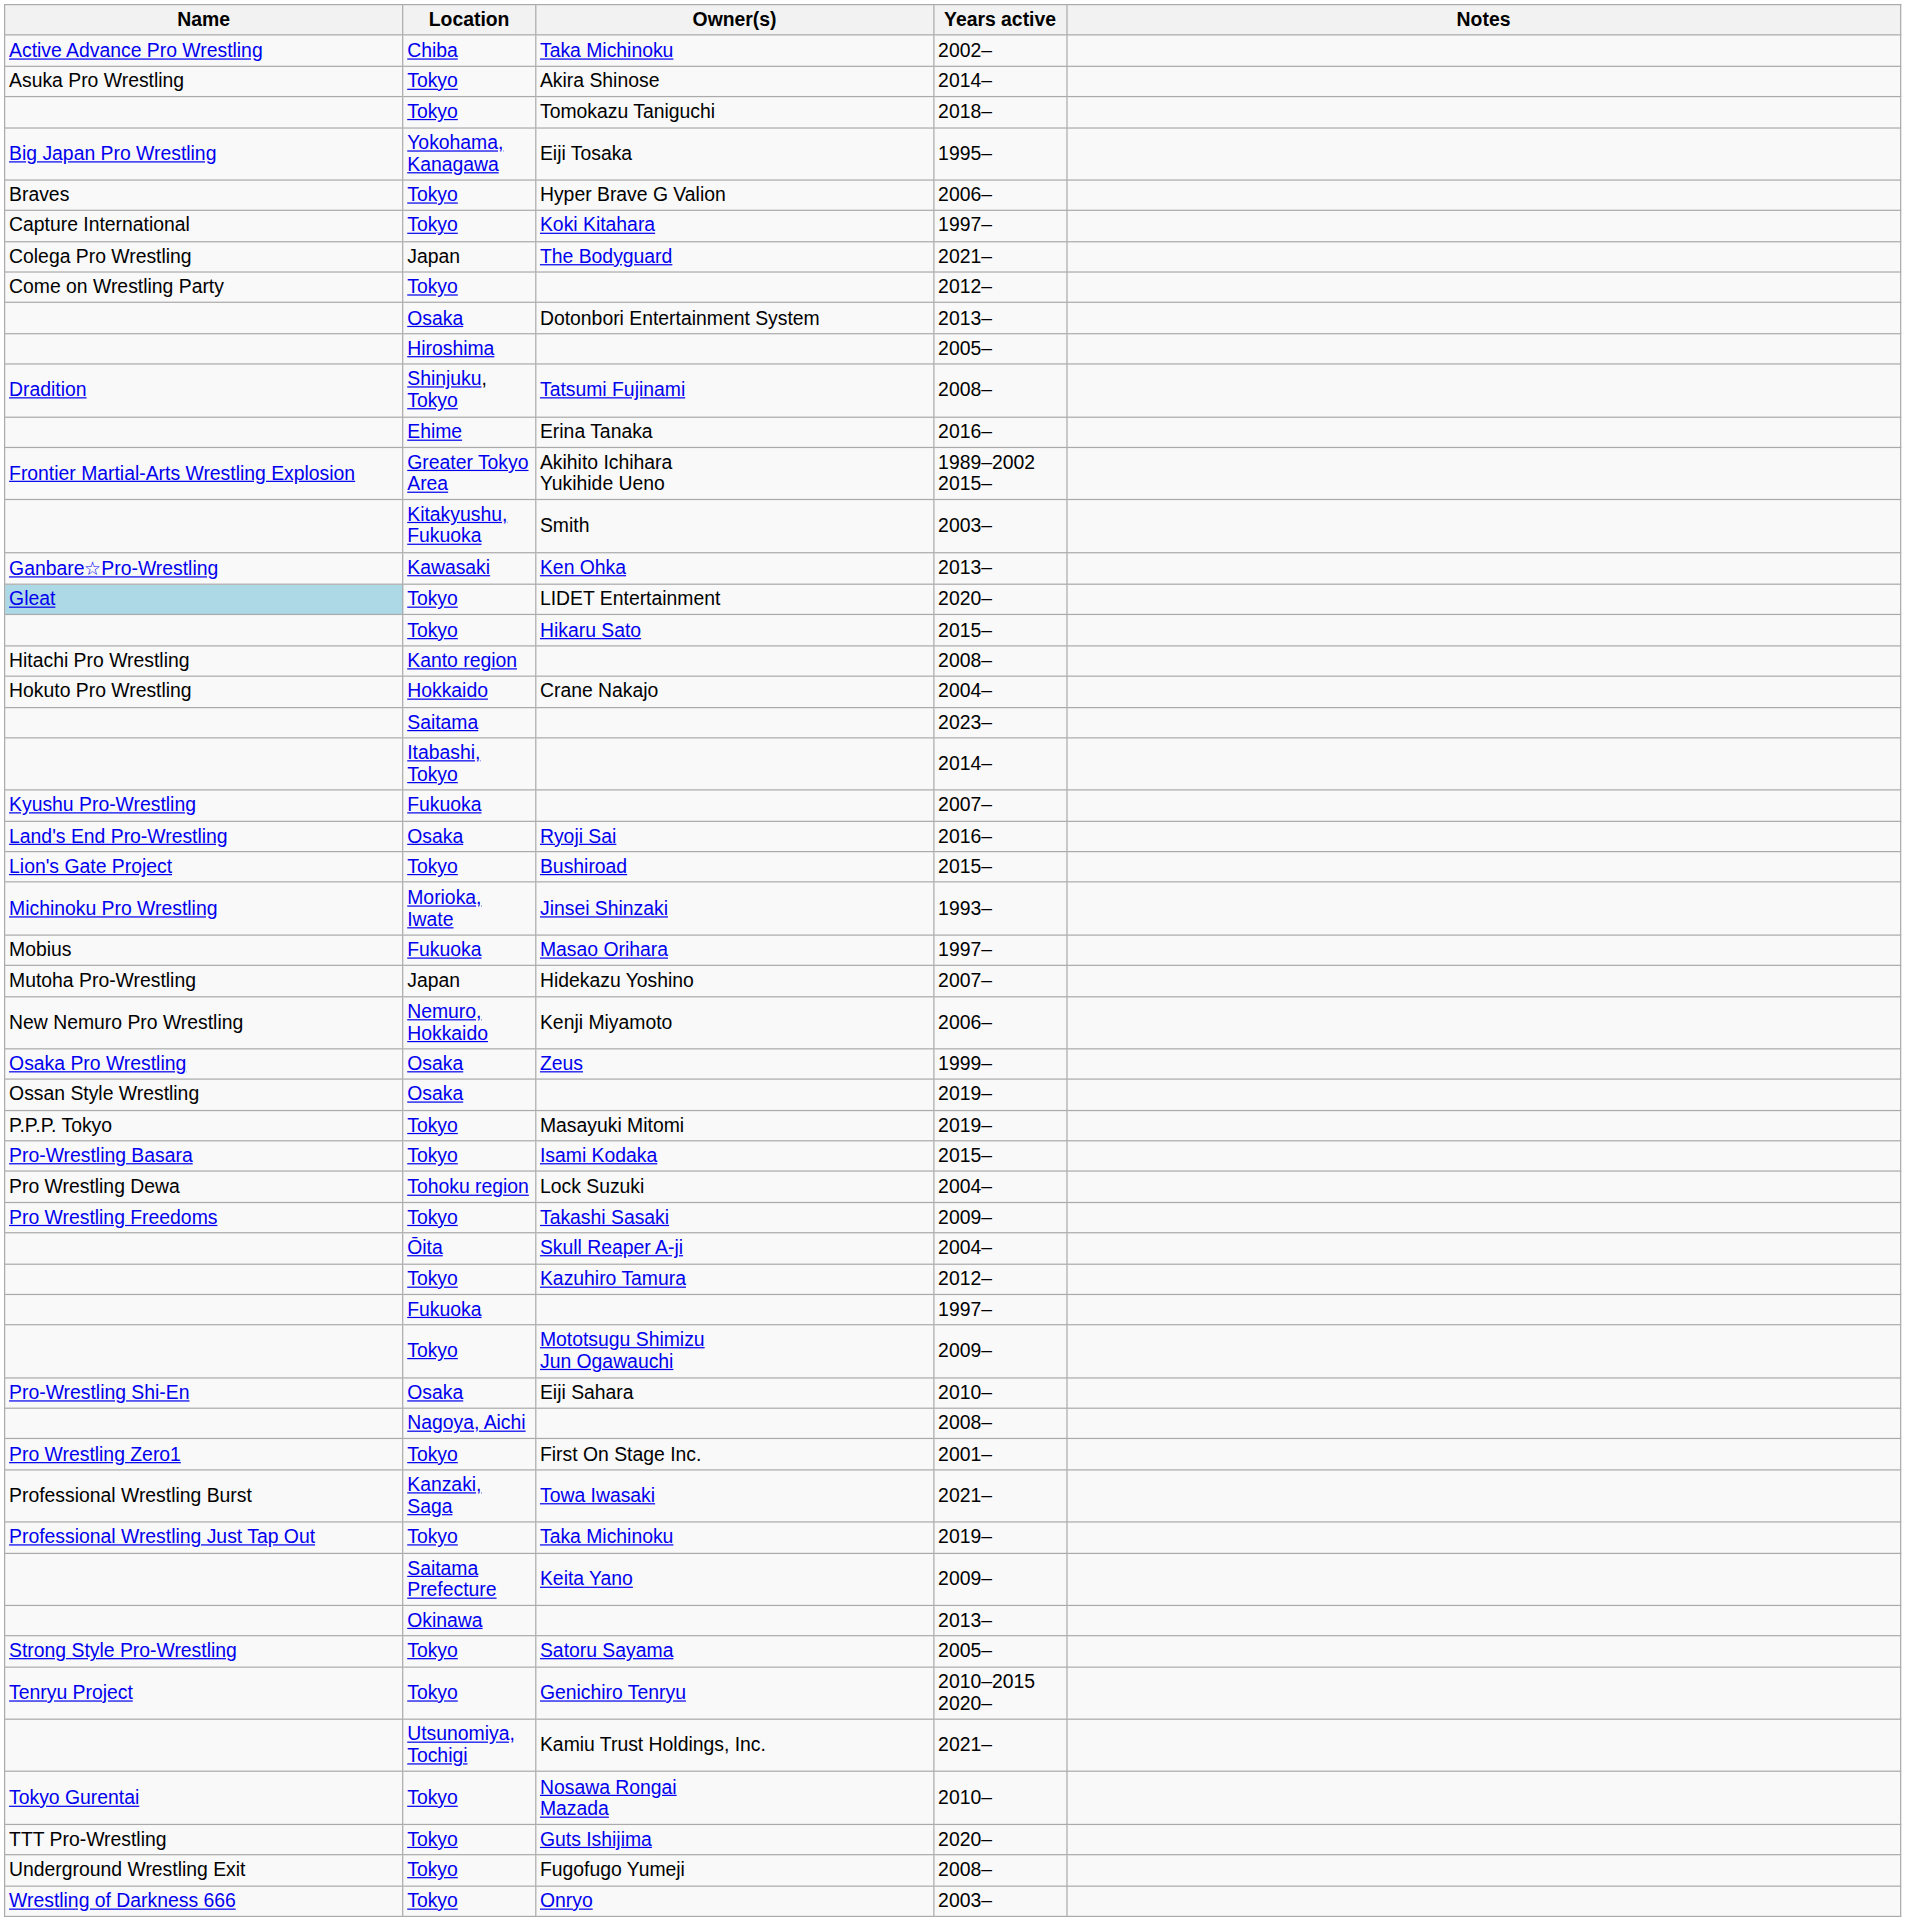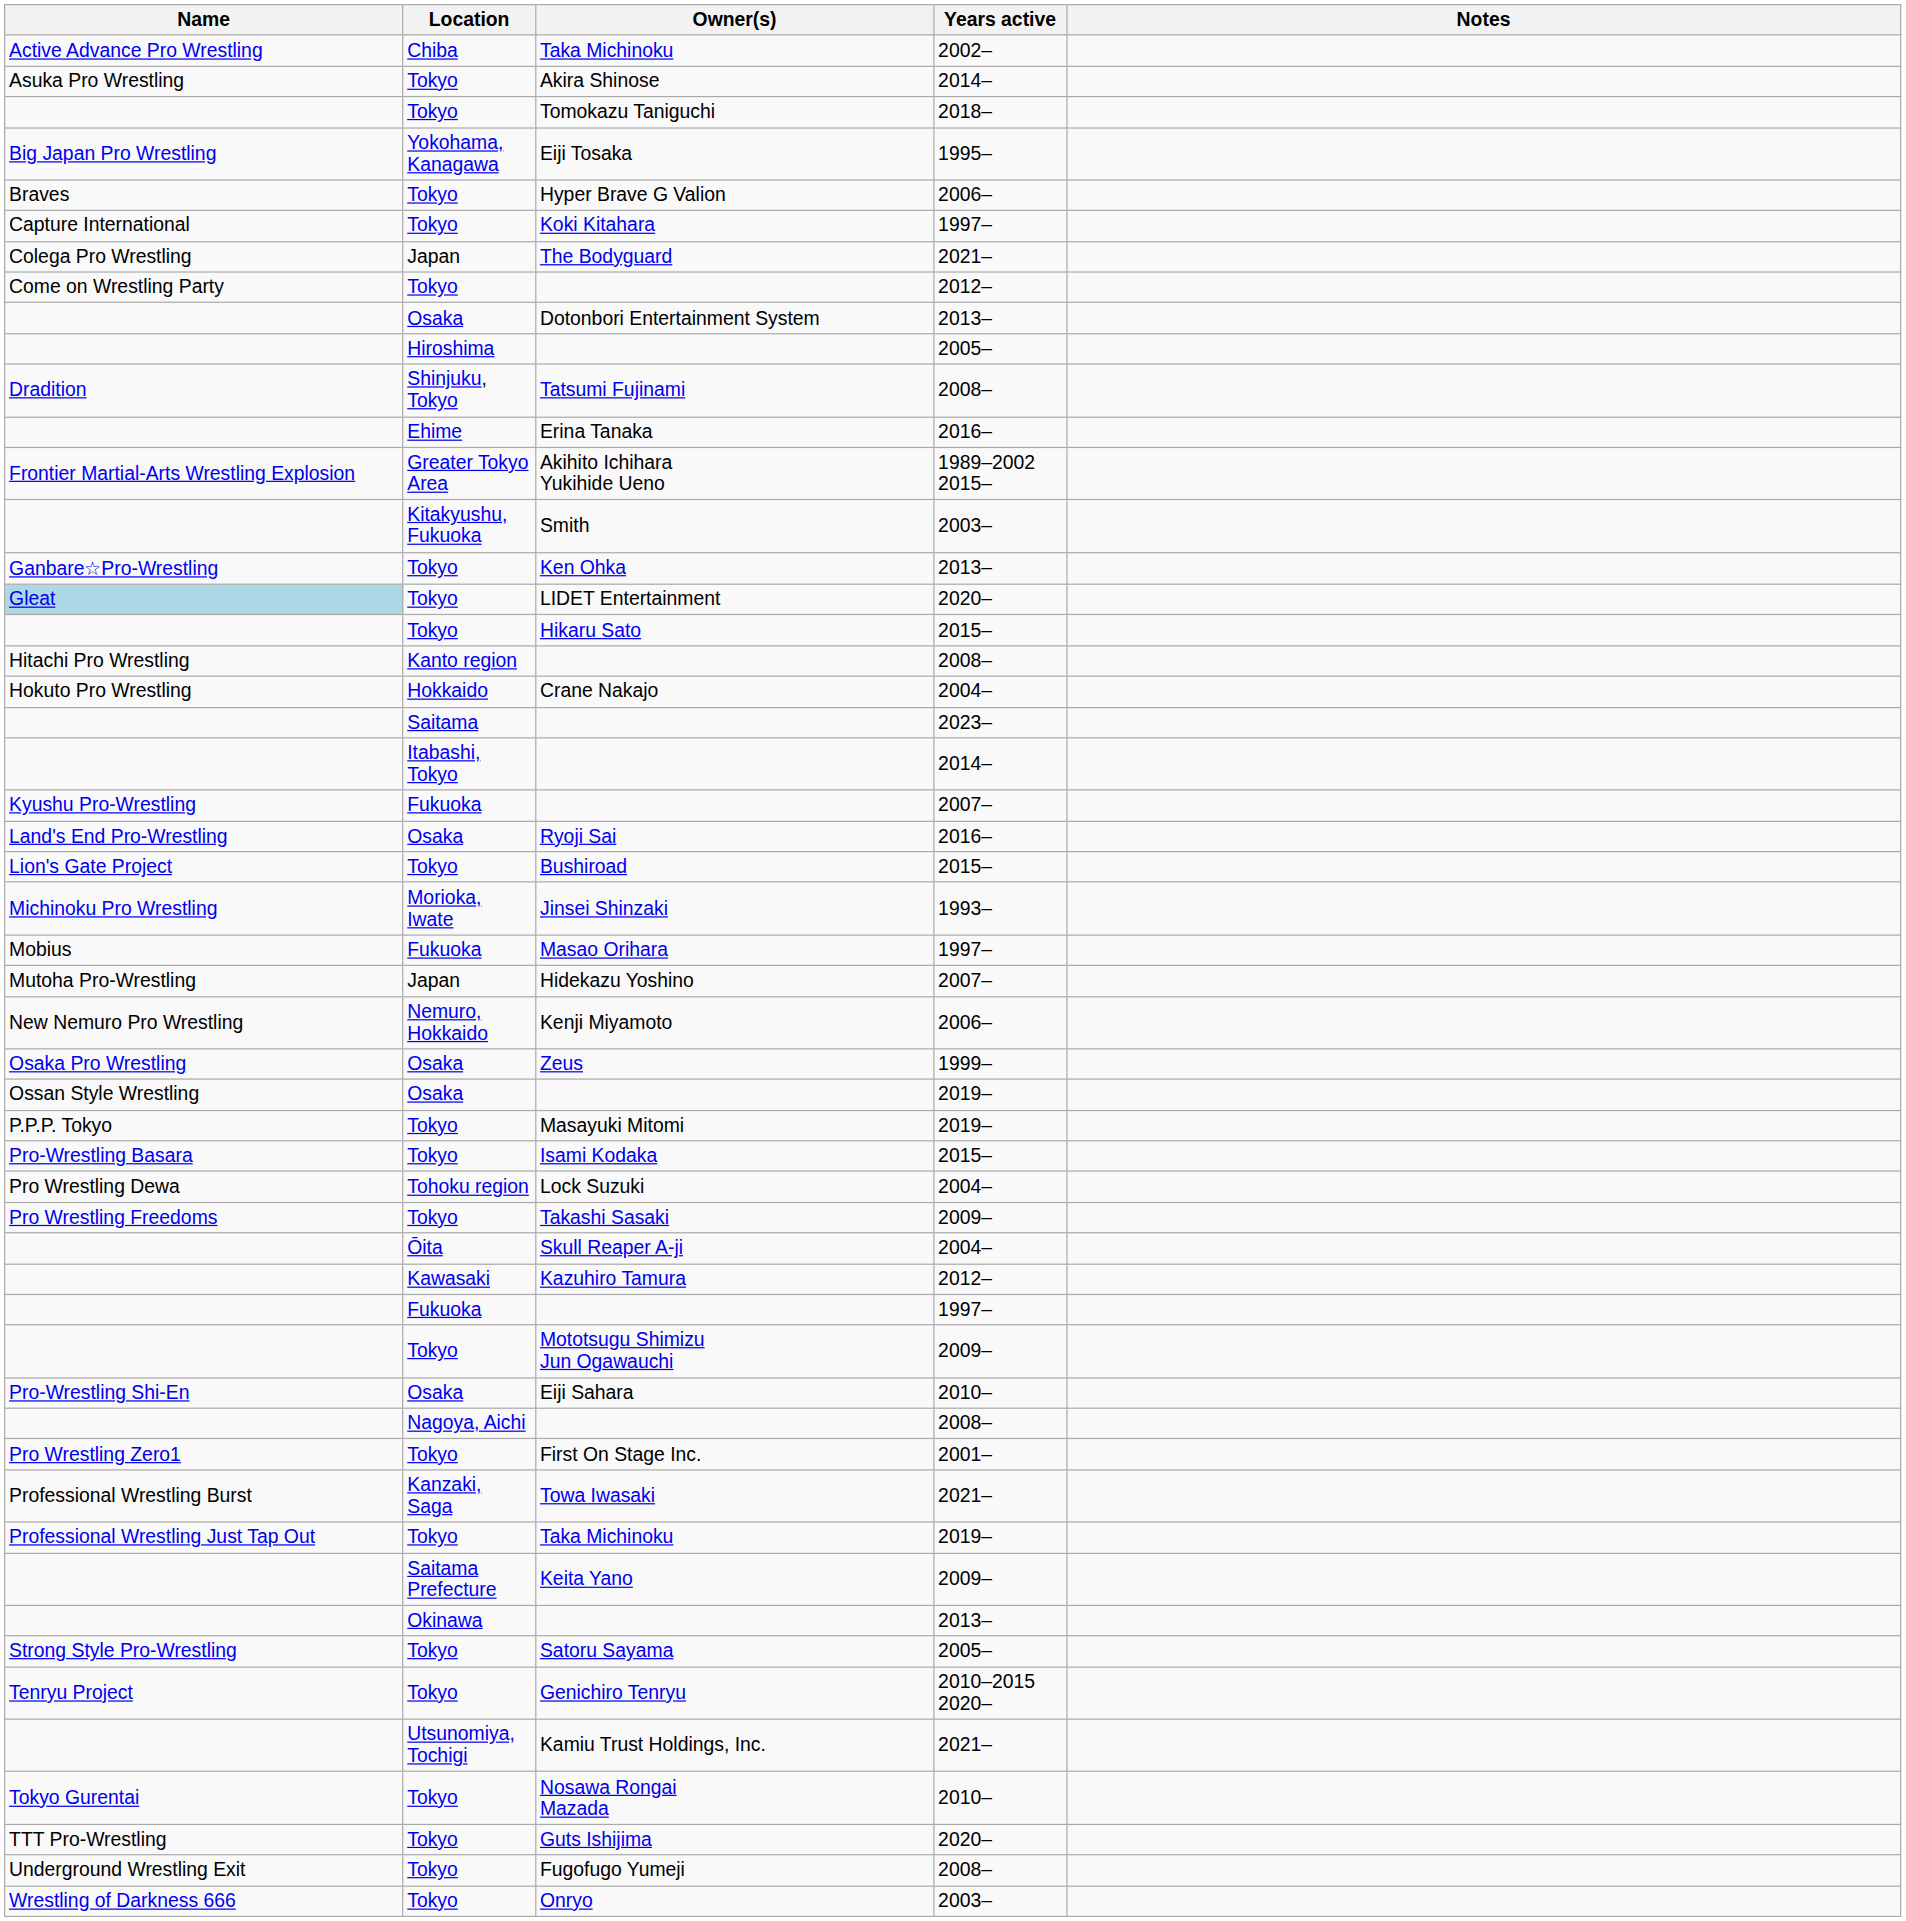(449, 568) Kawasaki -> (433, 568) Tokyo
(433, 1278) Tokyo -> (449, 1278) Kawasaki
